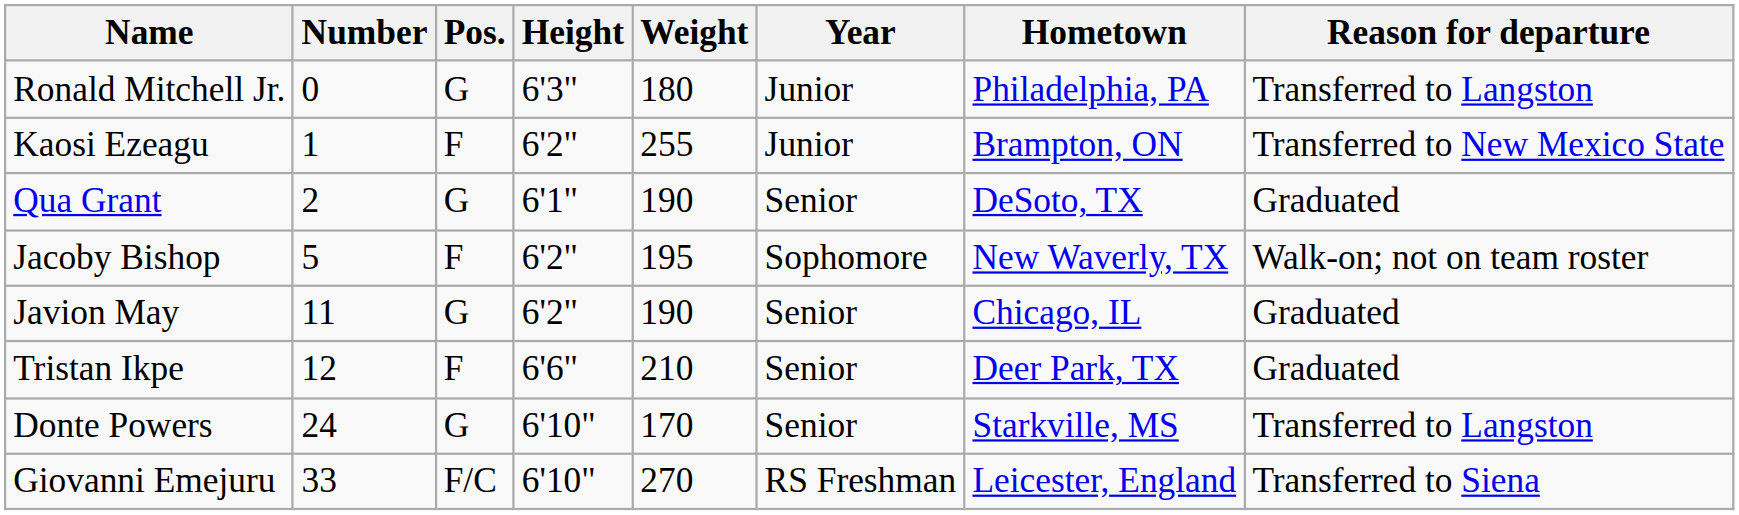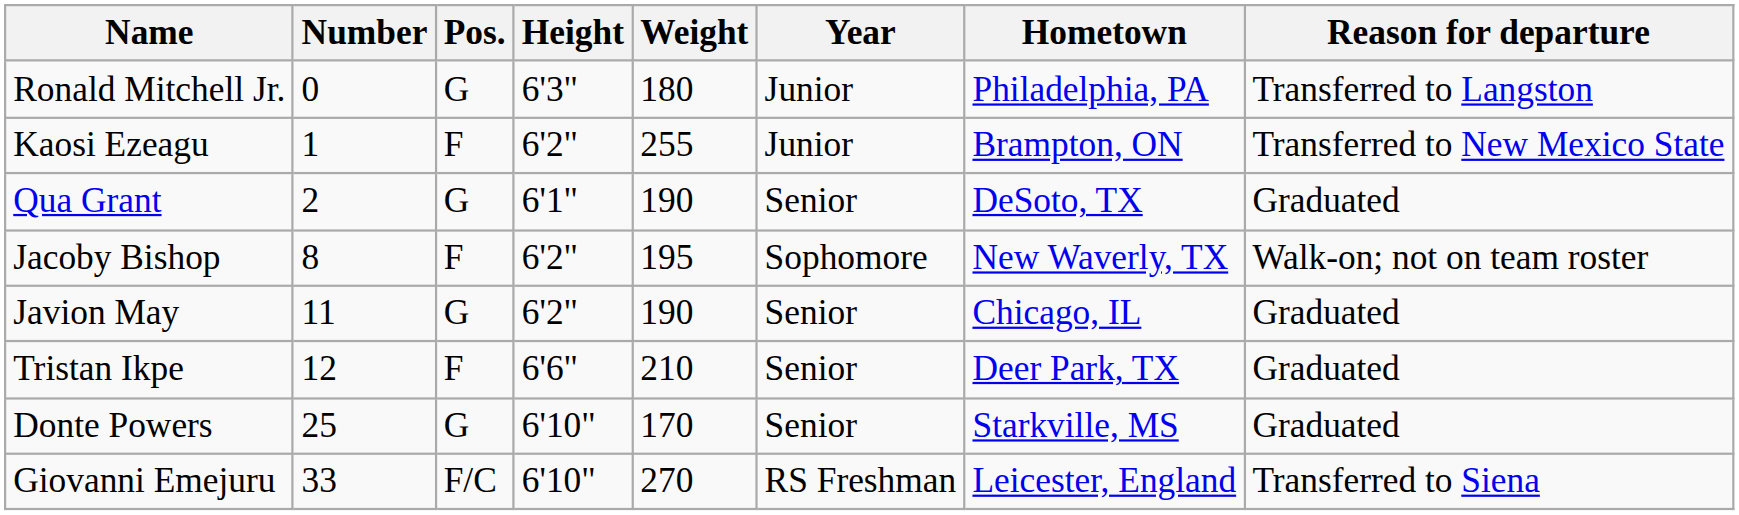(310, 256) 5 -> (310, 256) 8
(319, 425) 24 -> (319, 425) 25
(1423, 425) Transferred to Langston -> (1326, 425) Graduated
